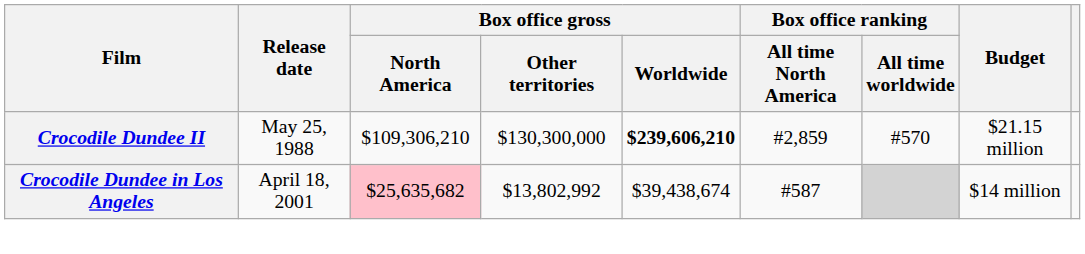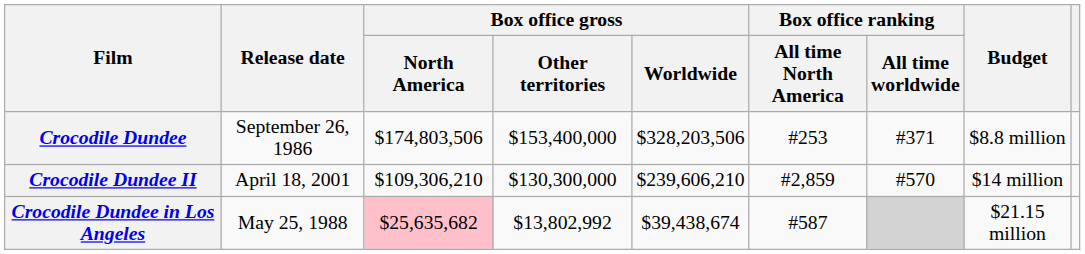+ row: (113, 137)
(294, 137) May 25, 1988 -> (293, 180) April 18, 2001
(681, 137) bold -> (691, 180) normal
(1015, 137) $21.15 million -> (1017, 180) $14 million
(294, 191) April 18, 2001 -> (293, 222) May 25, 1988
(1015, 191) $14 million -> (1017, 222) $21.15 million
